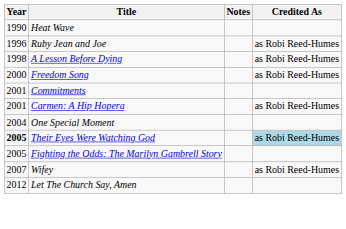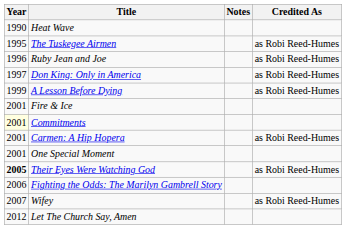+ row: (74, 43)
+ row: (86, 75)
(17, 59) 1998 -> (17, 91) 1999
- row: (60, 75)
+ row: (52, 106)
(17, 91) no background -> (17, 122) lightyellow background
(17, 122) 2004 -> (17, 153) 2001
(297, 138) lightblue background -> (297, 169) no background
(17, 153) 2005 -> (17, 185) 2006
